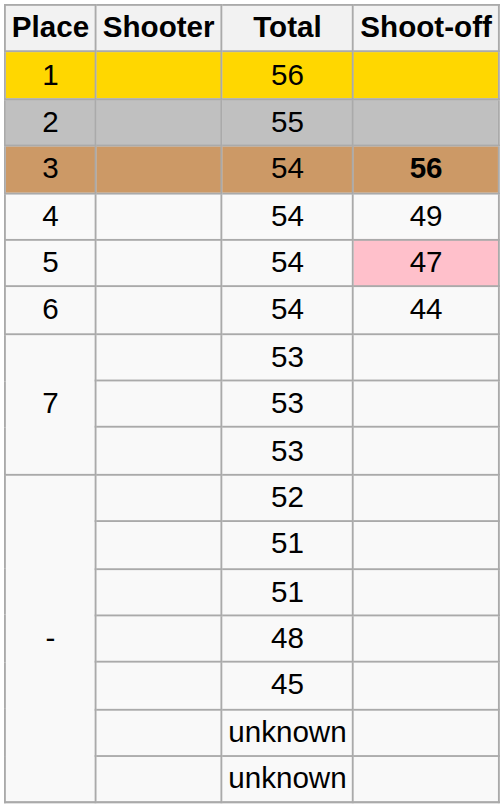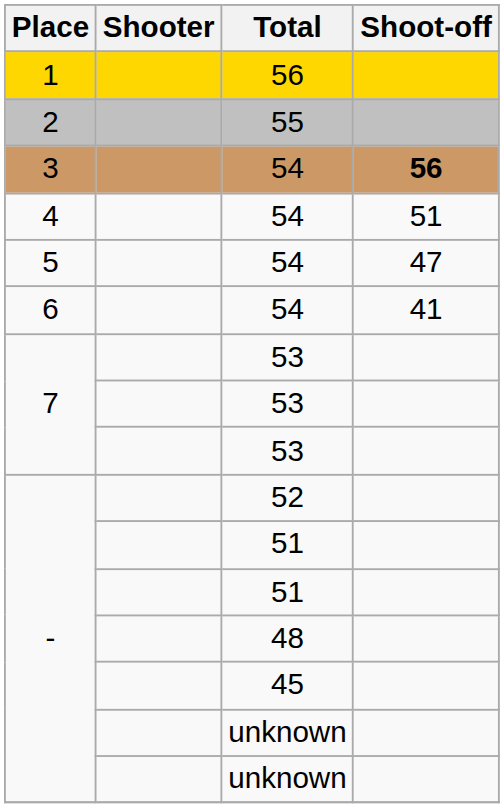(426, 215) 49 -> (426, 215) 51
(426, 262) pink background -> (426, 262) no background
(426, 309) 44 -> (426, 309) 41
